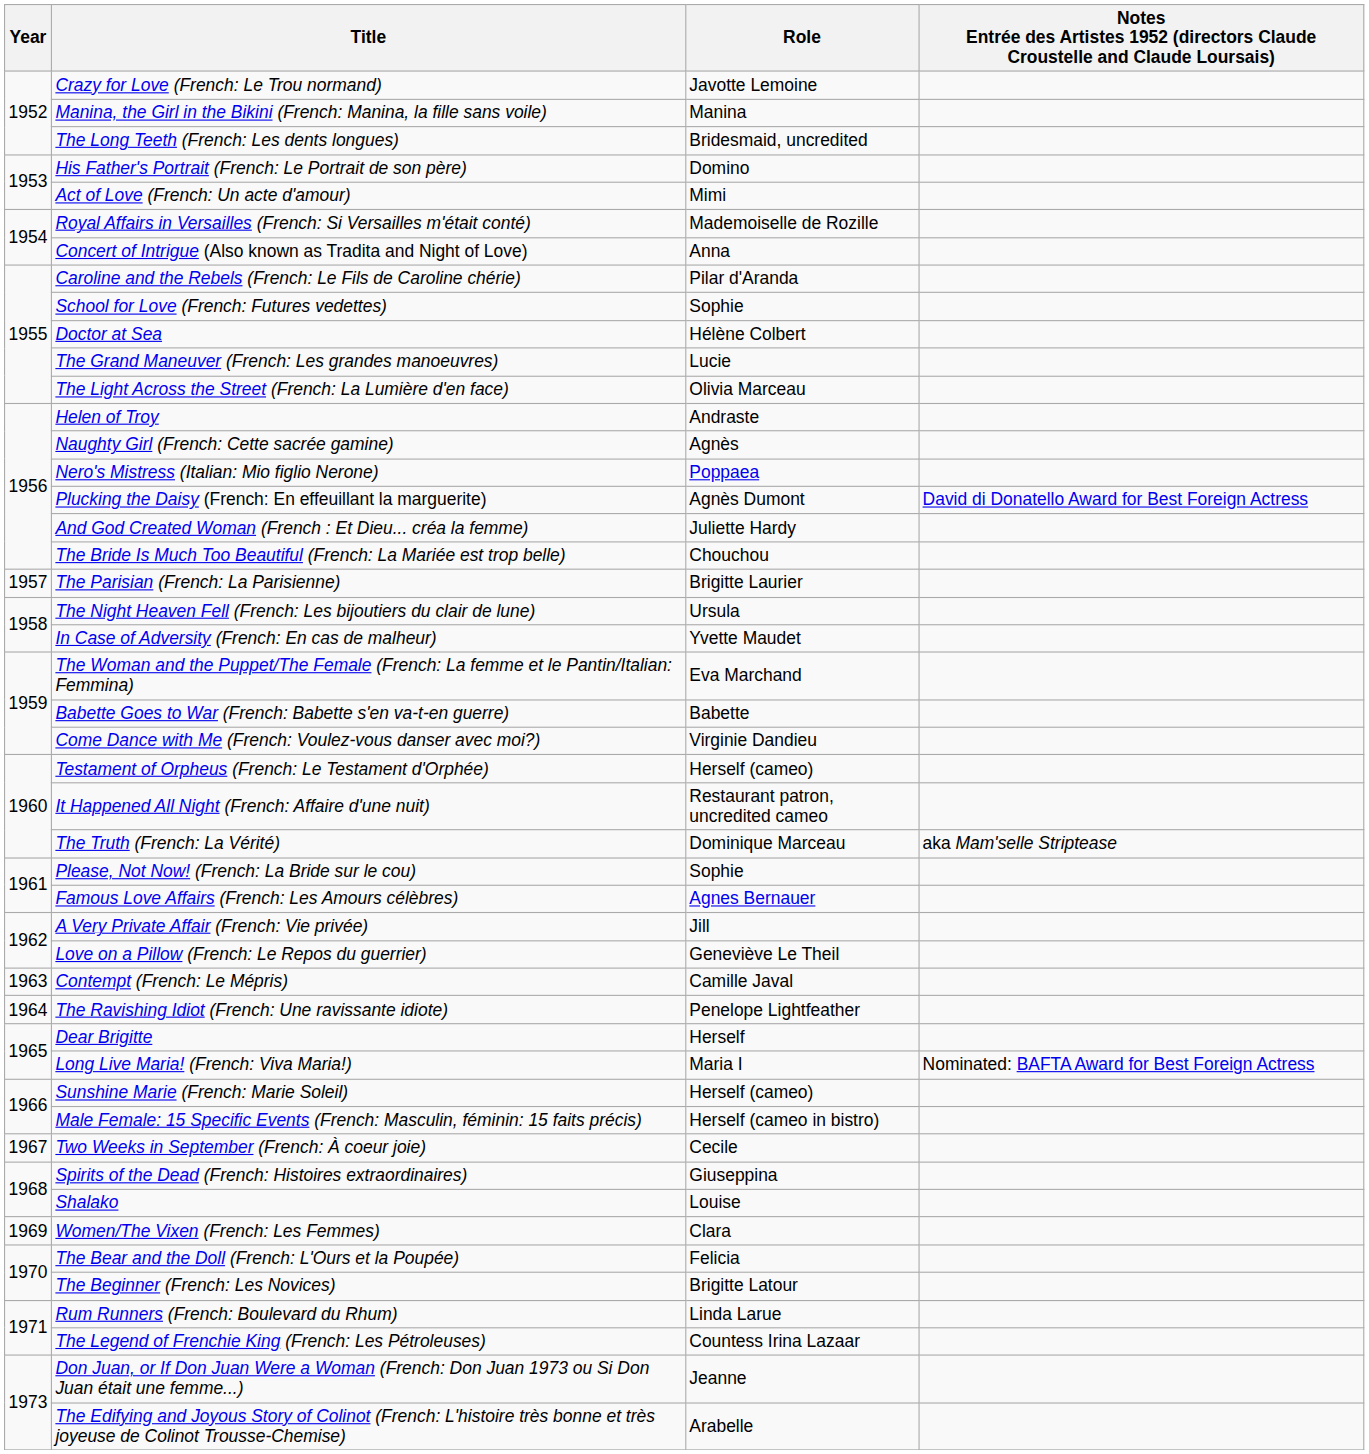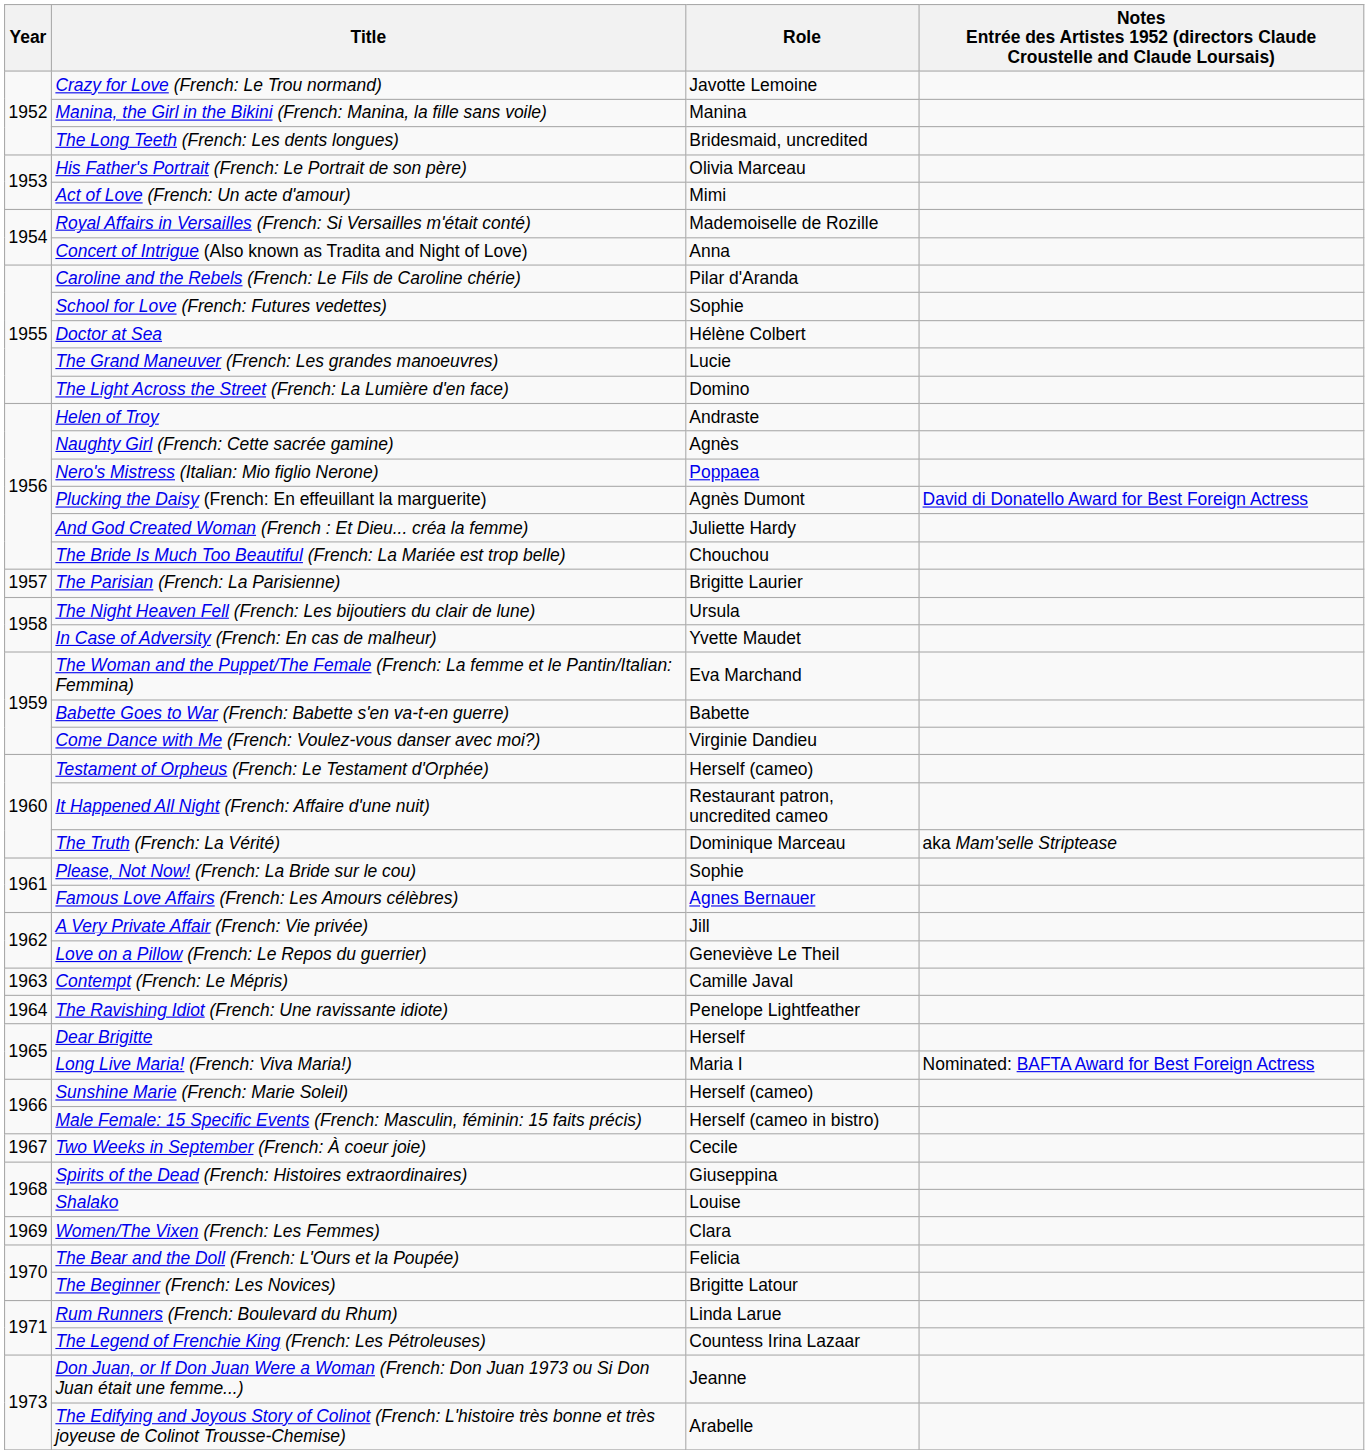(719, 168) Domino -> (747, 168) Olivia Marceau
(747, 389) Olivia Marceau -> (719, 389) Domino
